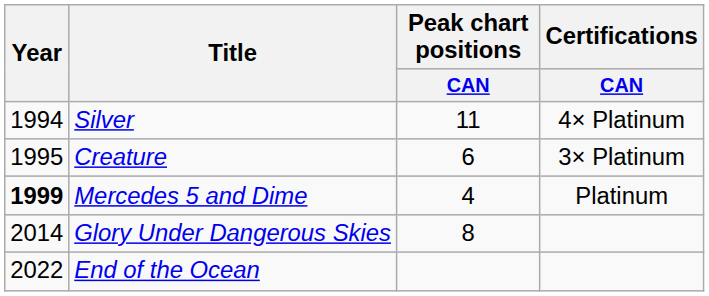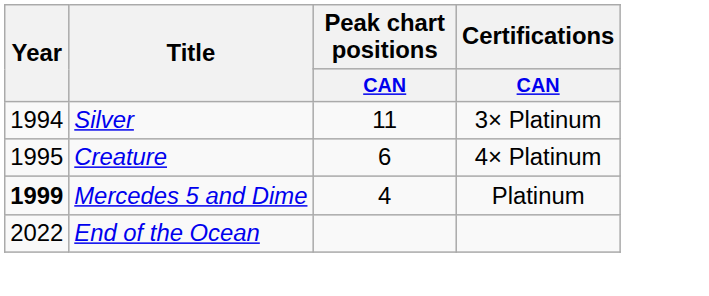(622, 119) 4× Platinum -> (538, 119) 3× Platinum
(622, 157) 3× Platinum -> (538, 157) 4× Platinum
- row: (233, 233)
